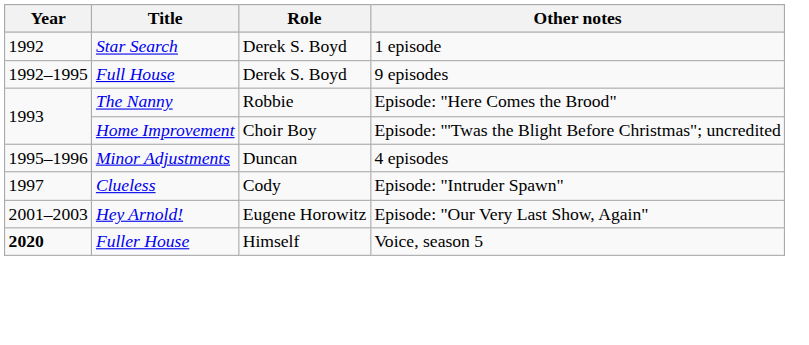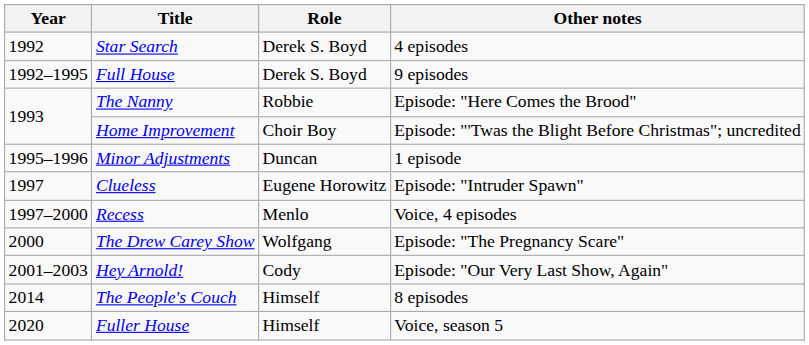(408, 46) 1 episode -> (431, 46) 4 episodes
(411, 158) 4 episodes -> (428, 158) 1 episode
(262, 185) Cody -> (324, 185) Eugene Horowitz
+ row: (120, 213)
+ row: (175, 241)
(304, 213) Eugene Horowitz -> (282, 269) Cody
+ row: (166, 297)
(26, 241) bold -> (26, 325) normal
